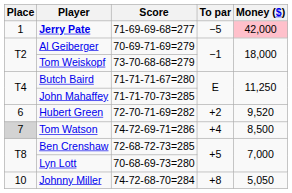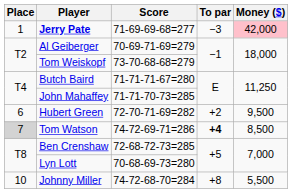(215, 29) −5 -> (215, 29) −3
(261, 113) 9,520 -> (261, 113) 9,500
(215, 130) normal -> (215, 130) bold
(261, 180) 5,050 -> (261, 180) 5,500
